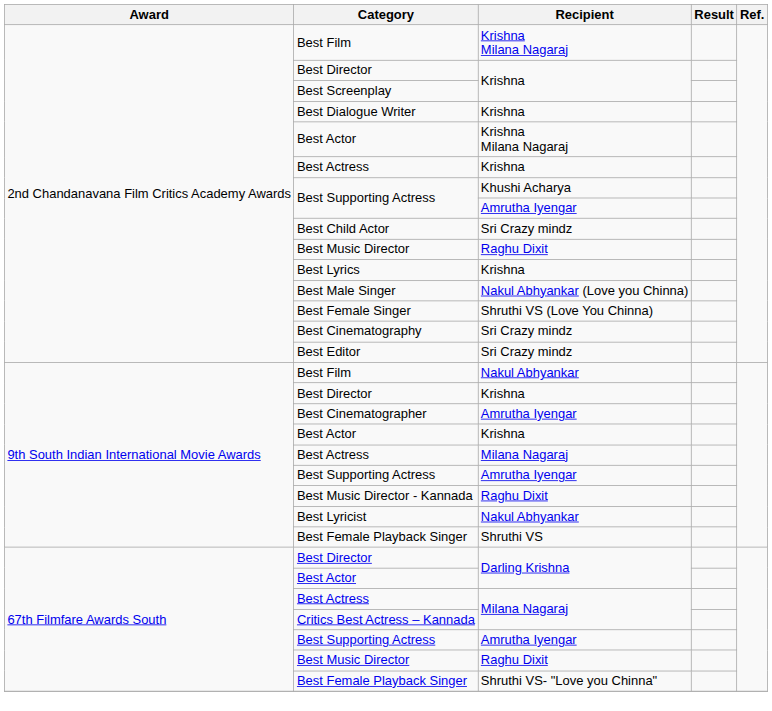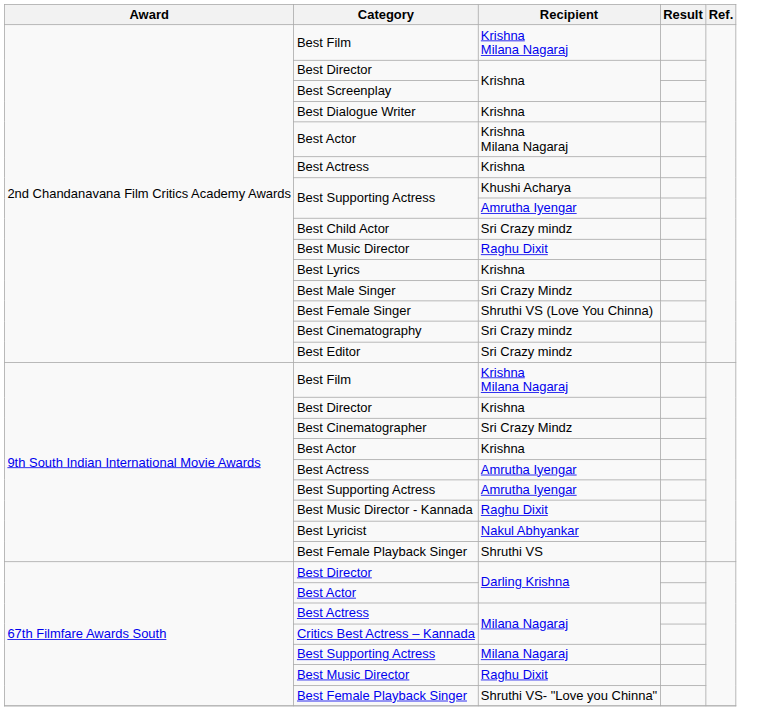(585, 290) Nakul Abhyankar (Love you Chinna) -> (527, 290) Sri Crazy Mindz
(530, 372) Nakul Abhyankar -> (524, 380) Krishna Milana Nagaraj
(529, 413) Amrutha Iyengar -> (527, 428) Sri Crazy Mindz
(524, 455) Milana Nagaraj -> (529, 469) Amrutha Iyengar
(529, 639) Amrutha Iyengar -> (524, 654) Milana Nagaraj
